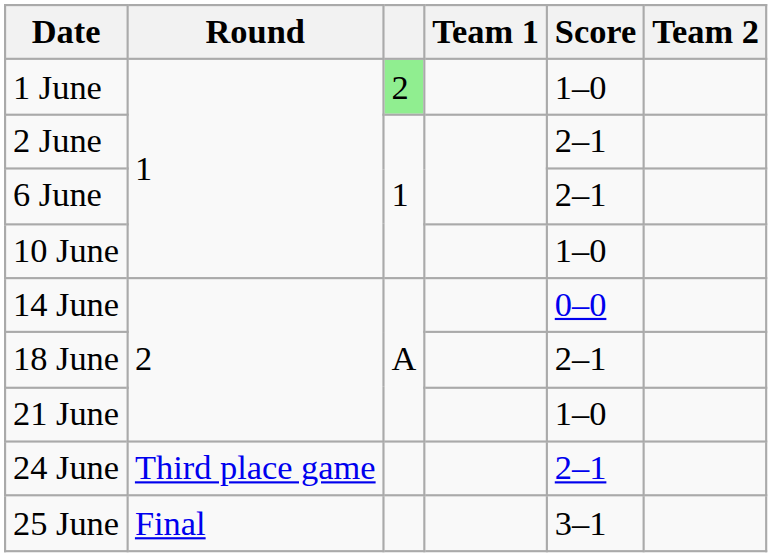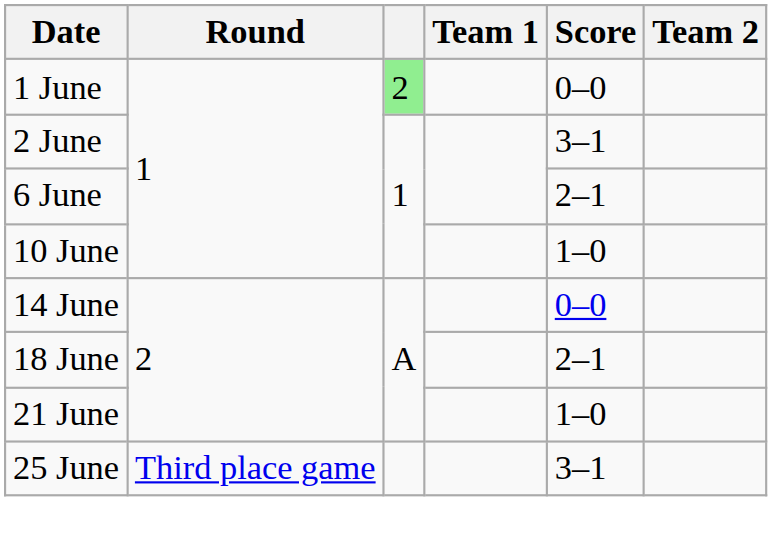(581, 86) 1–0 -> (581, 86) 0–0
(581, 140) 2–1 -> (581, 140) 3–1
- row: (66, 468)
(170, 522) Final -> (255, 468) Third place game
